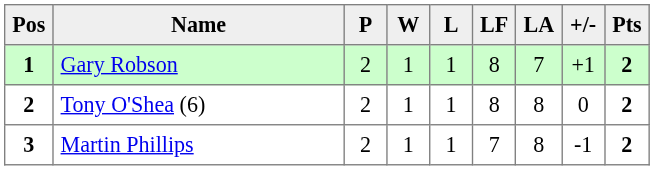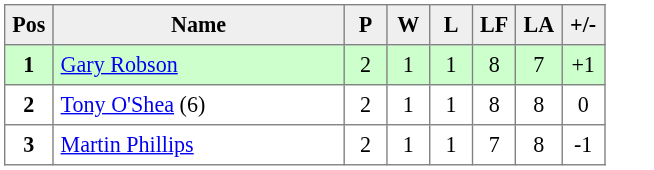- column: (627, 24)
